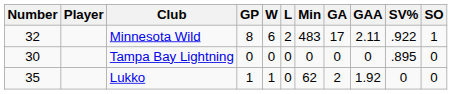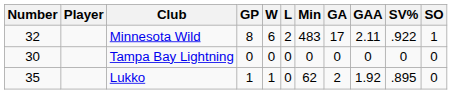(404, 57) .895 -> (404, 57) 0
(404, 78) 0 -> (404, 78) .895
